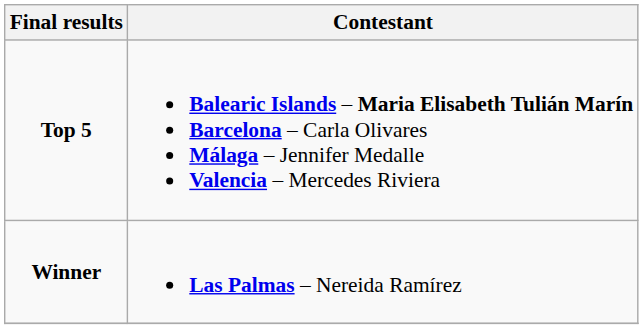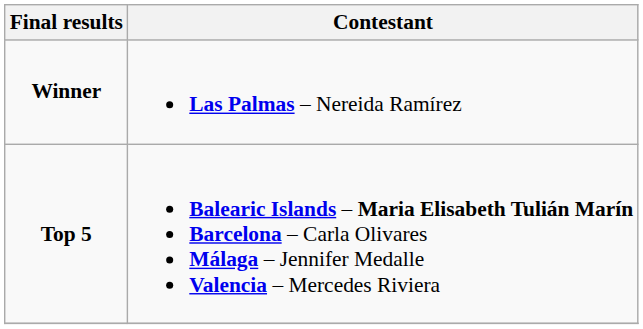rows swapped: (66, 271) <-> (66, 129)
